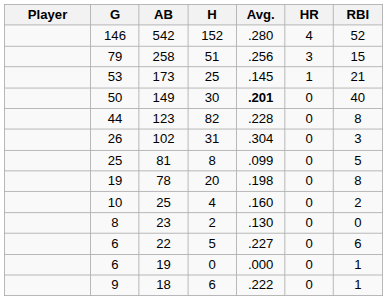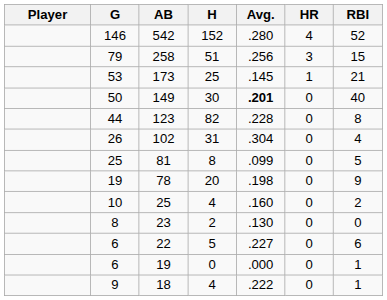(358, 139) 3 -> (358, 139) 4
(358, 181) 8 -> (358, 181) 9
(212, 285) 6 -> (212, 285) 4
